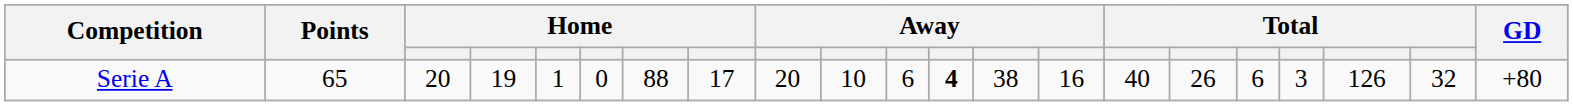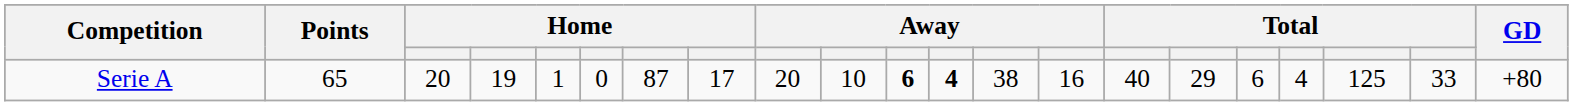(656, 79) 88 -> (656, 79) 87
(908, 79) normal -> (908, 79) bold
(1203, 79) 26 -> (1203, 79) 29
(1301, 79) 3 -> (1301, 79) 4
(1367, 79) 126 -> (1367, 79) 125
(1444, 79) 32 -> (1444, 79) 33
